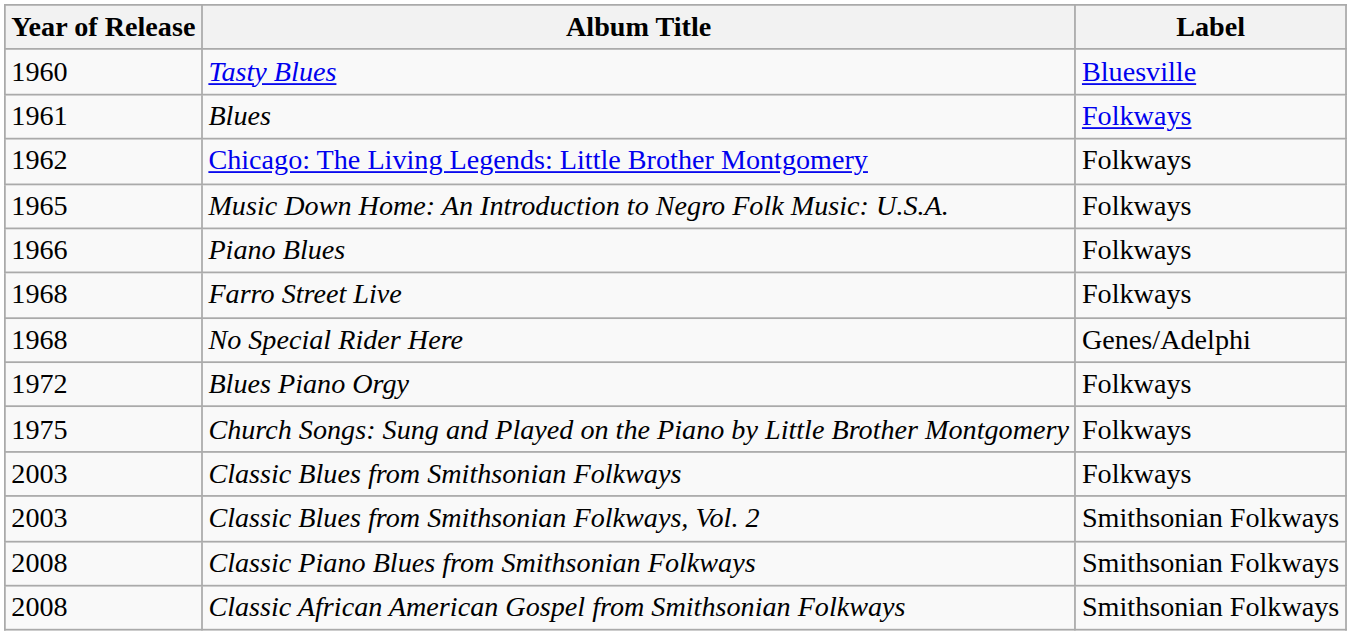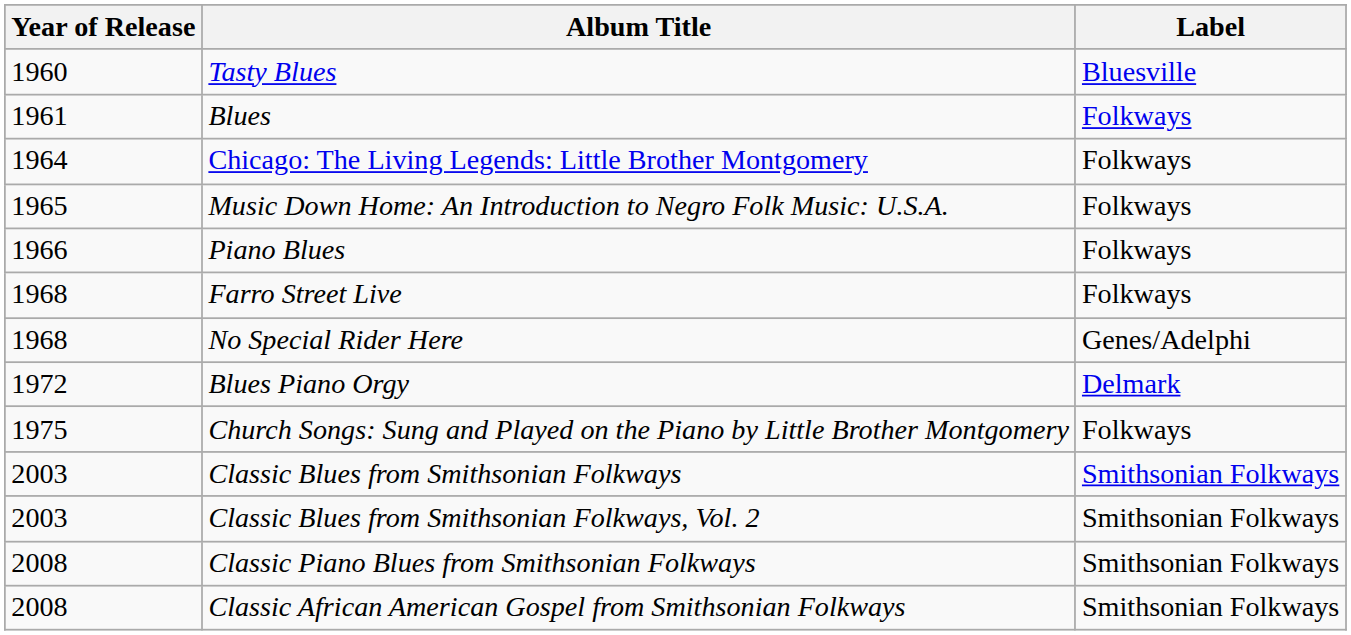(40, 160) 1962 -> (40, 160) 1964
(1137, 384) Folkways -> (1131, 384) Delmark
(1137, 473) Folkways -> (1211, 473) Smithsonian Folkways
